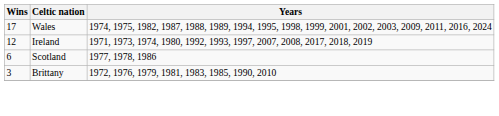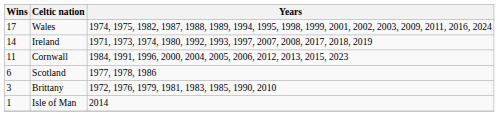(11, 42) 12 -> (11, 42) 14
+ row: (50, 57)
+ row: (54, 103)
